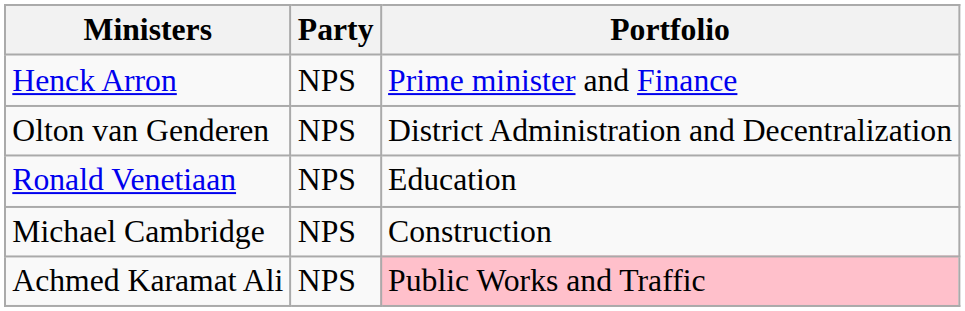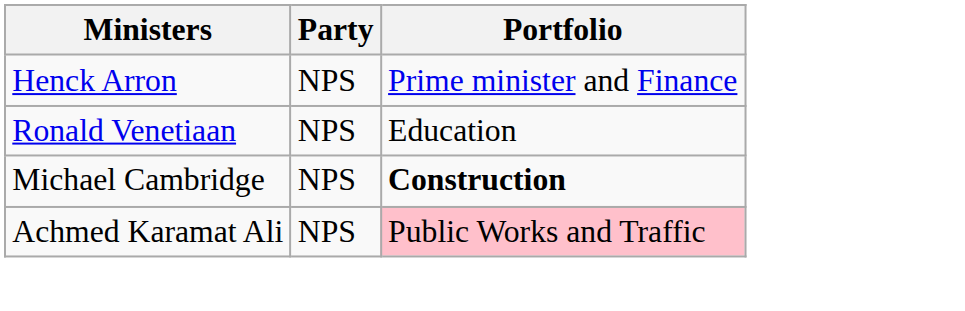- row: (141, 130)
(470, 230) normal -> (477, 180) bold
